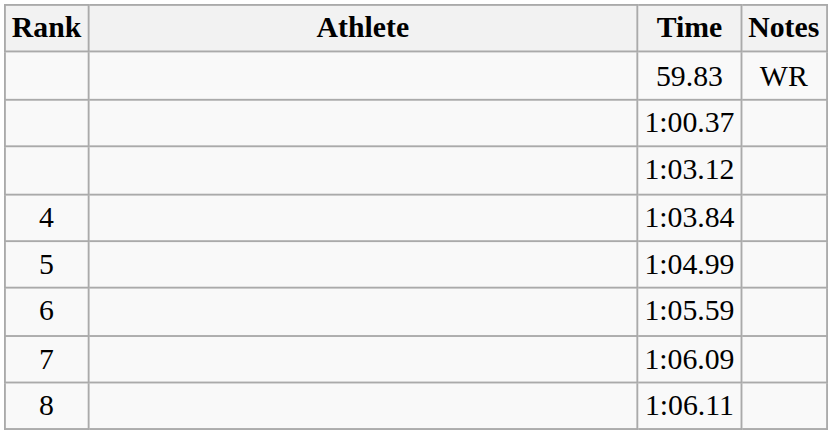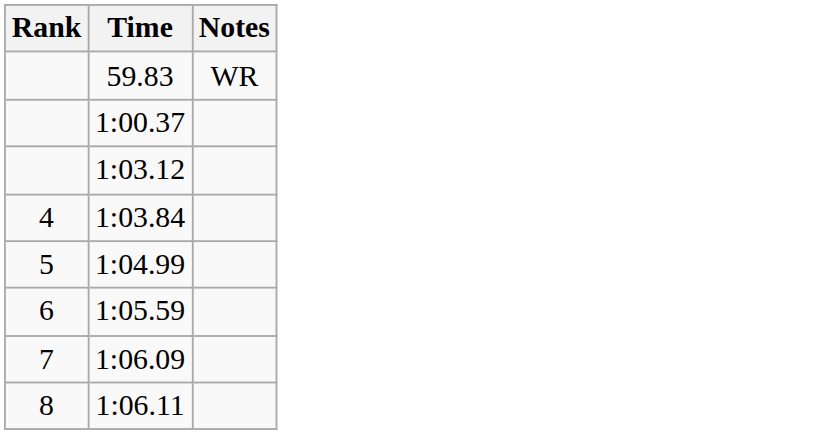- column: (363, 28)
